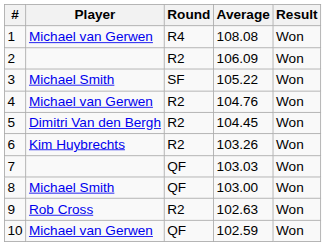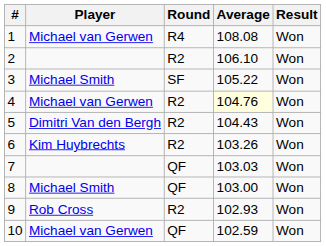(237, 58) 106.09 -> (237, 58) 106.10
(237, 101) no background -> (237, 101) lightyellow background
(237, 123) 104.45 -> (237, 123) 104.43
(237, 209) 102.63 -> (237, 209) 102.93
